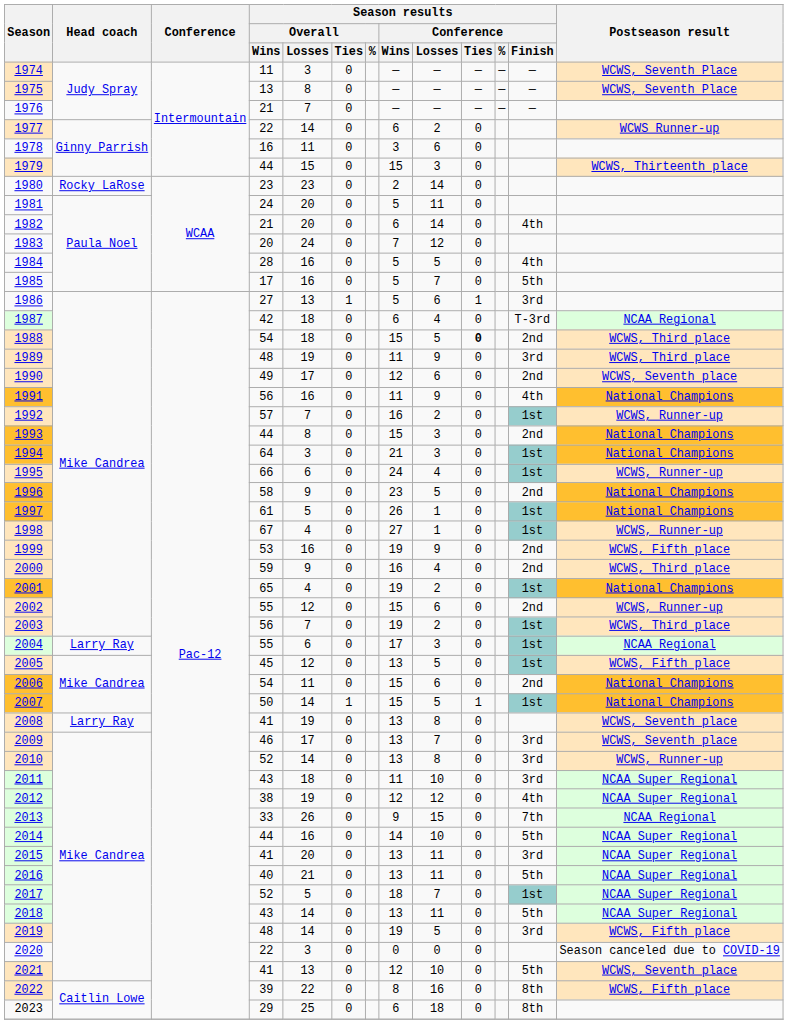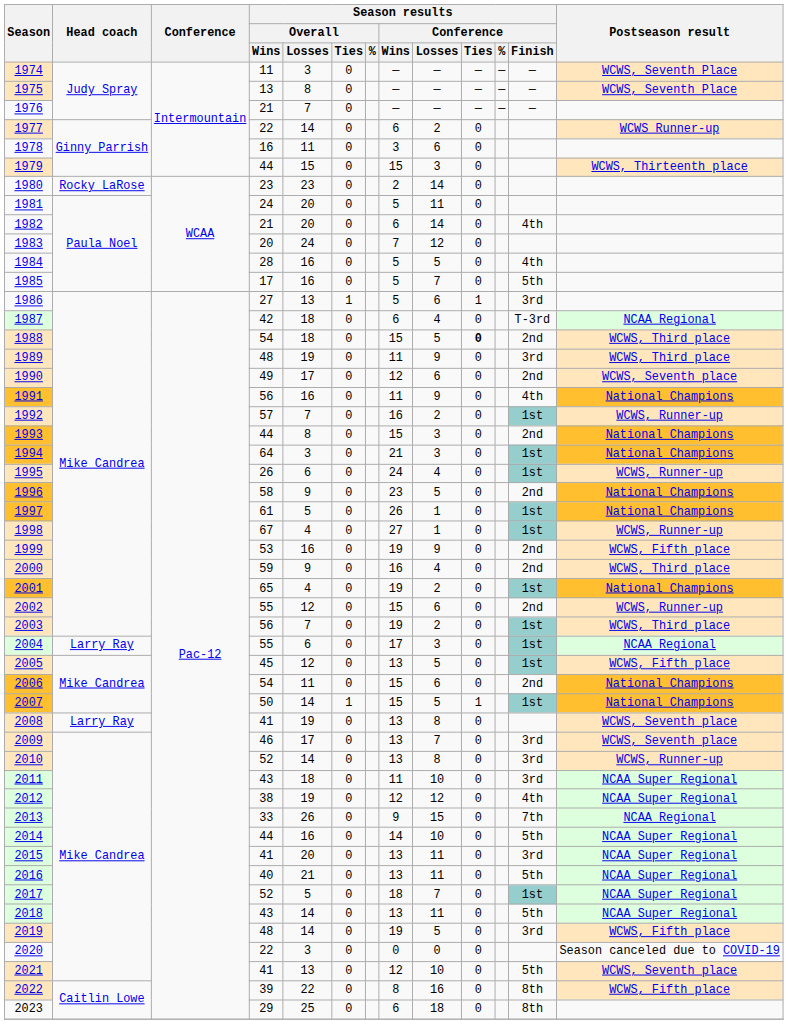(266, 474) 66 -> (266, 474) 26
